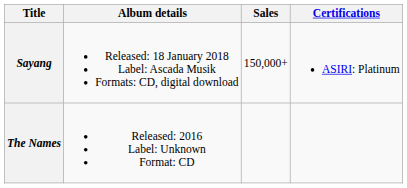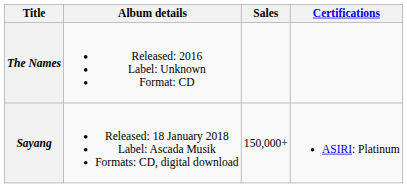rows swapped: (34, 143) <-> (34, 62)
